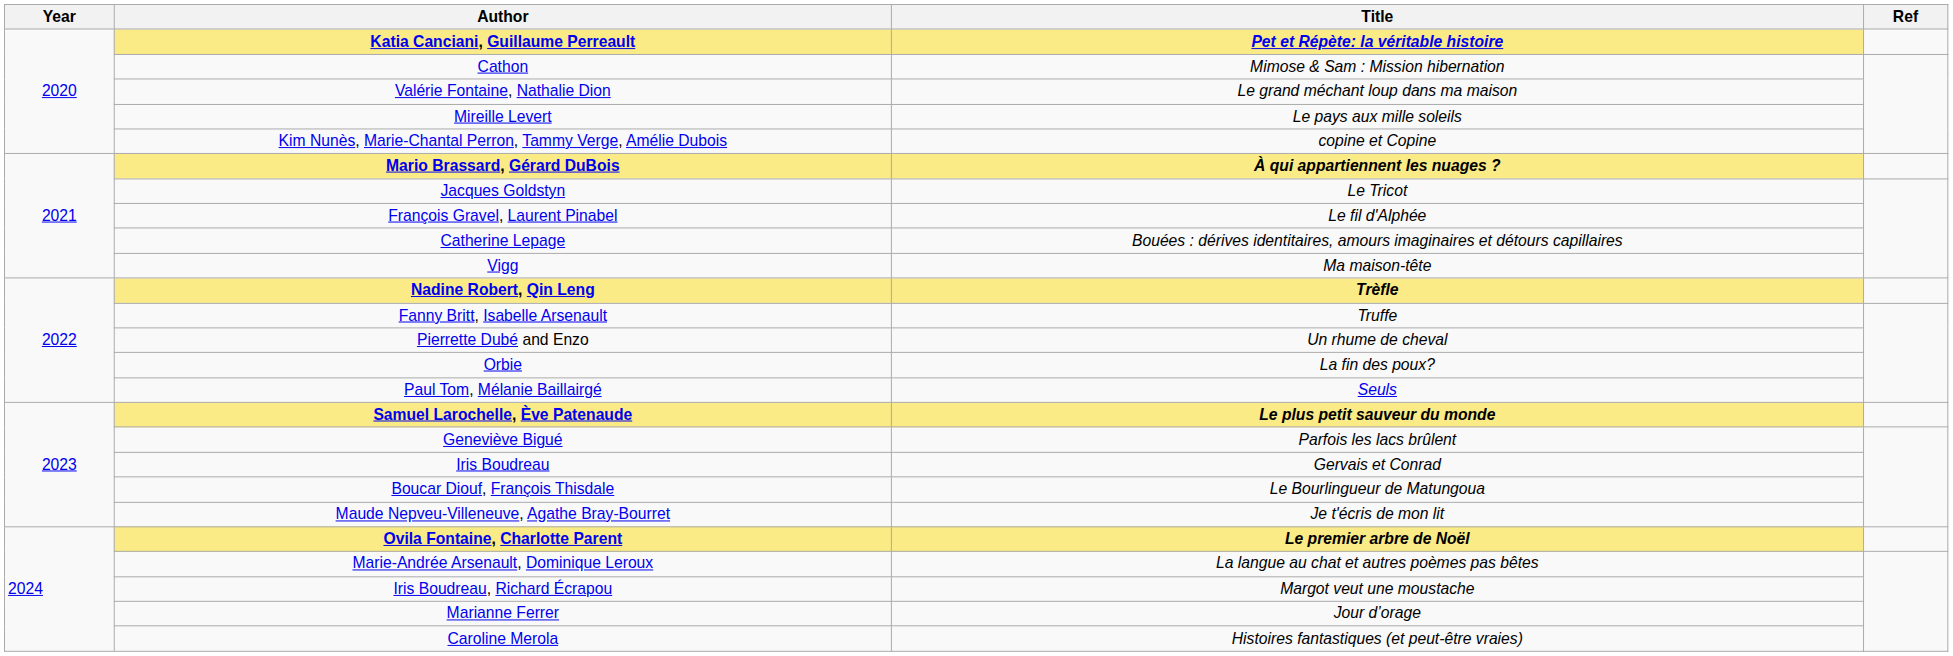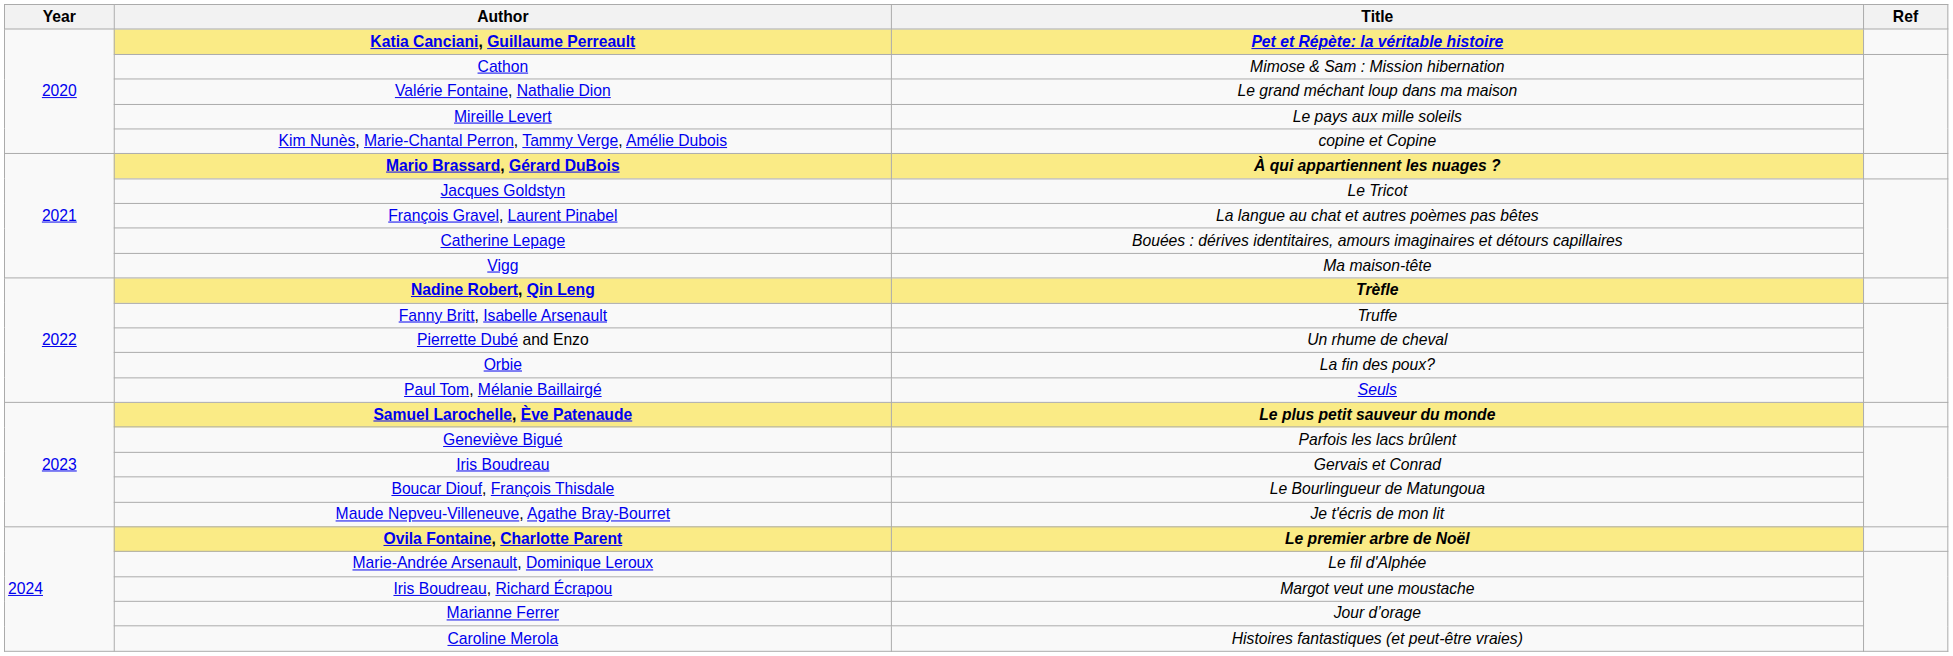(1377, 215) Le fil d'Alphée -> (1377, 215) La langue au chat et autres poèmes pas bêtes
(1377, 564) La langue au chat et autres poèmes pas bêtes -> (1377, 564) Le fil d'Alphée
